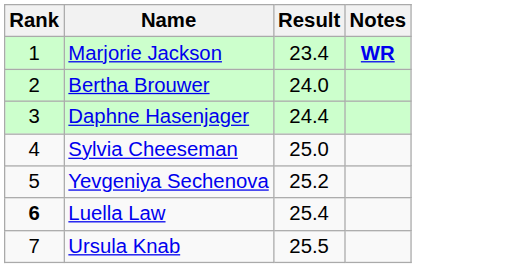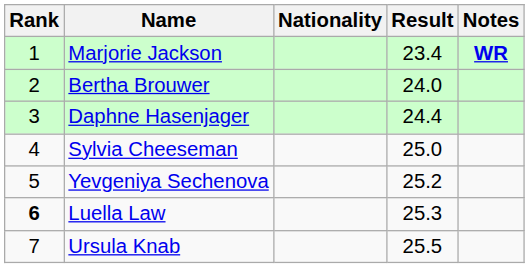+ column: (330, 20)
(309, 213) 25.4 -> (422, 213) 25.3
